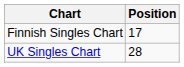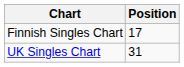(135, 52) 28 -> (135, 52) 31
